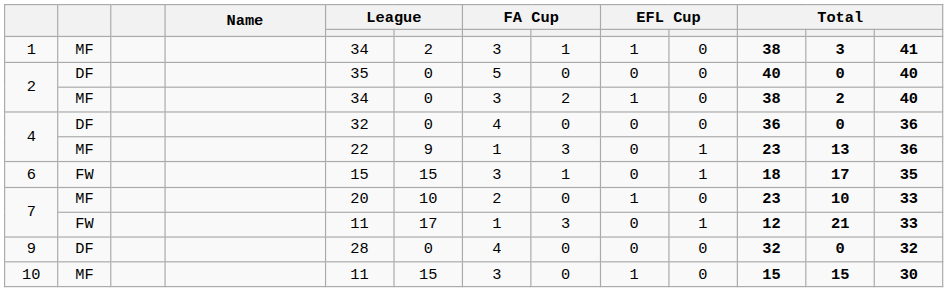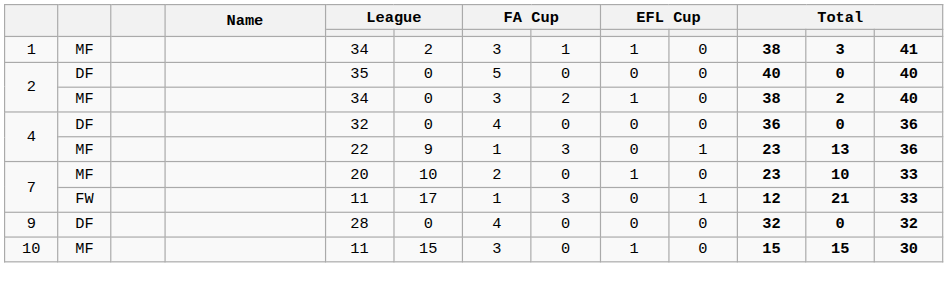- row: (31, 174)
